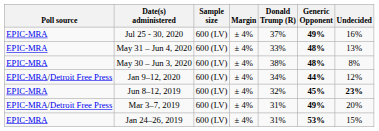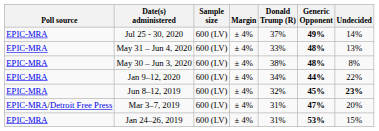(354, 34) 16% -> (354, 34) 14%
(59, 77) EPIC-MRA/Detroit Free Press -> (27, 77) EPIC-MRA
(354, 77) 12% -> (354, 77) 22%
(316, 106) 49% -> (316, 106) 47%
